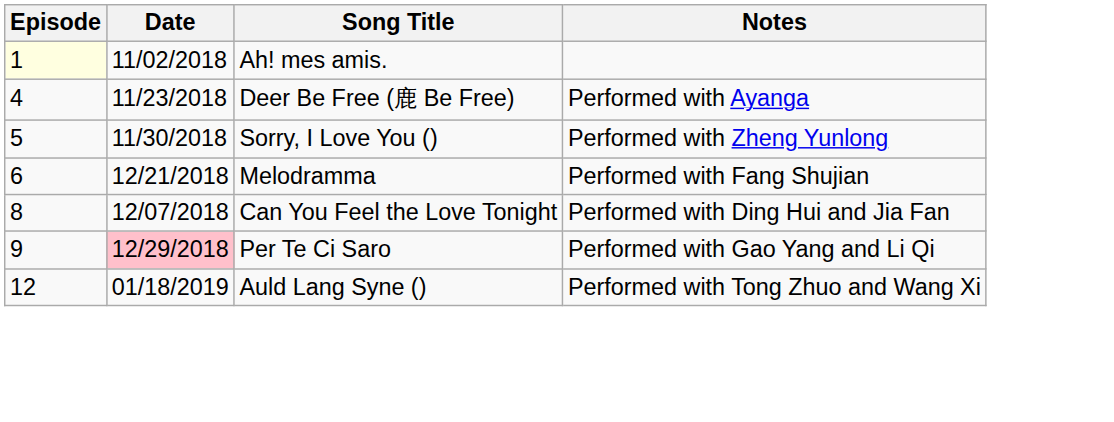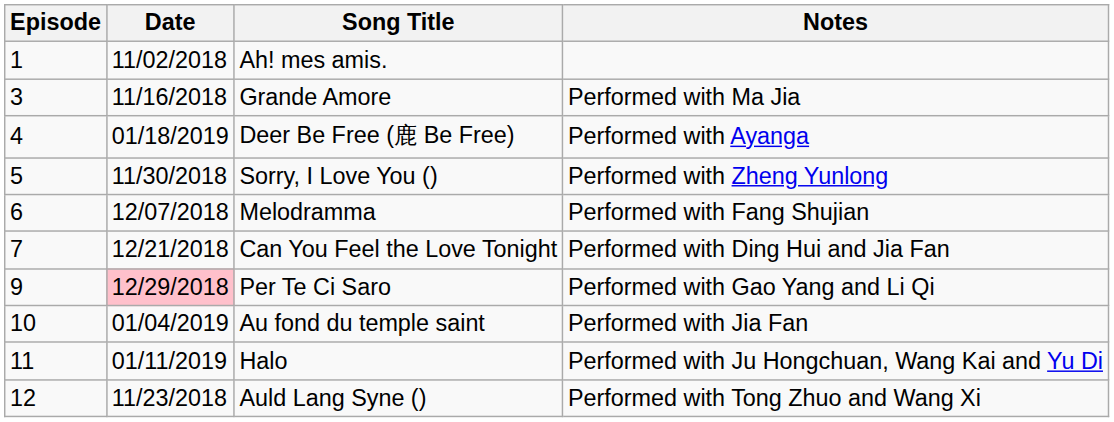(17, 60) lightyellow background -> (17, 60) no background
+ row: (315, 97)
(169, 99) 11/23/2018 -> (170, 136) 01/18/2019
(170, 175) 12/21/2018 -> (170, 212) 12/07/2018
(17, 212) 8 -> (17, 249) 7
(170, 212) 12/07/2018 -> (170, 249) 12/21/2018
+ row: (362, 323)
+ row: (263, 360)
(170, 286) 01/18/2019 -> (169, 397) 11/23/2018
